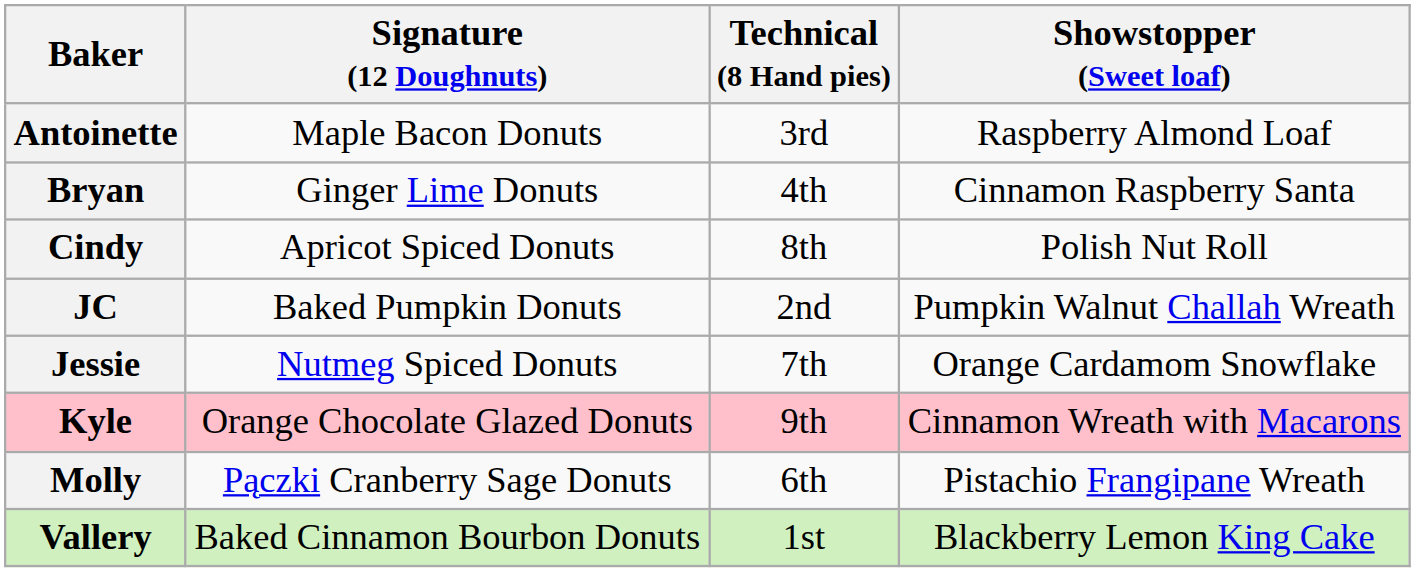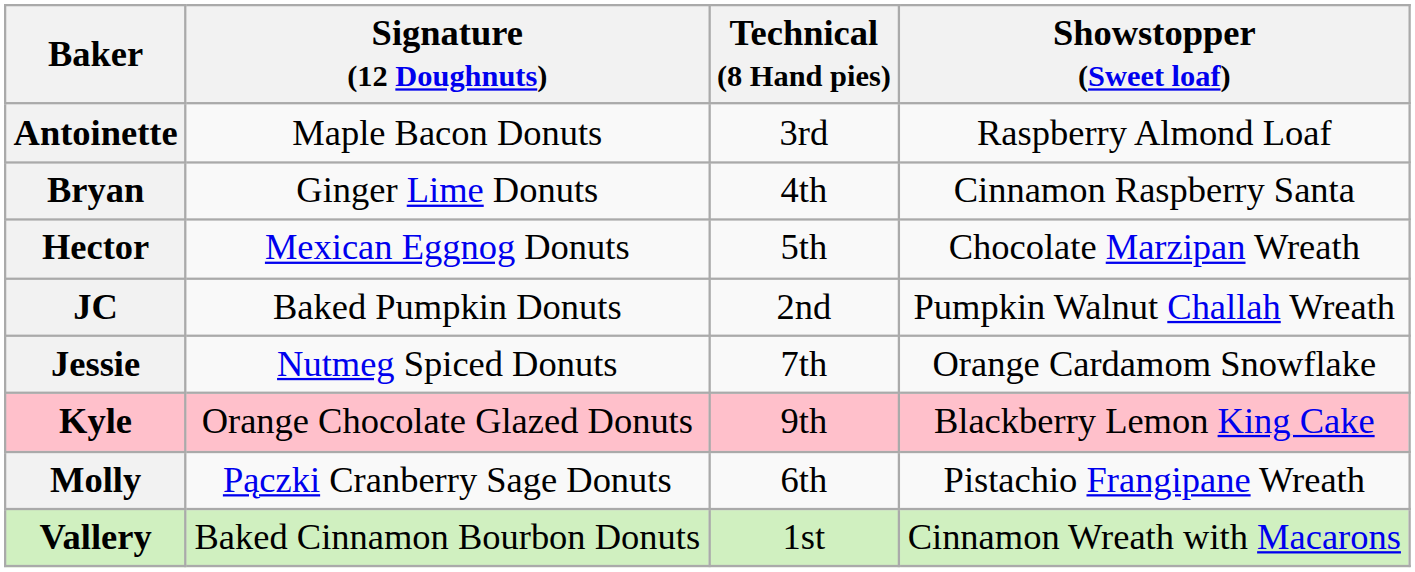- row: (96, 248)
+ row: (96, 248)
(1154, 421) Cinnamon Wreath with Macarons -> (1154, 421) Blackberry Lemon King Cake
(1154, 537) Blackberry Lemon King Cake -> (1154, 537) Cinnamon Wreath with Macarons
